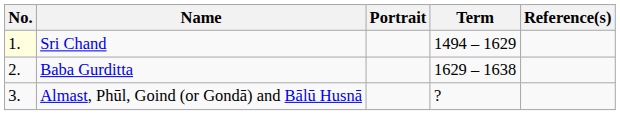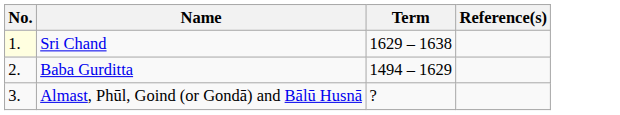- column: (398, 17)
(475, 43) 1494 – 1629 -> (411, 43) 1629 – 1638
(475, 69) 1629 – 1638 -> (411, 69) 1494 – 1629
